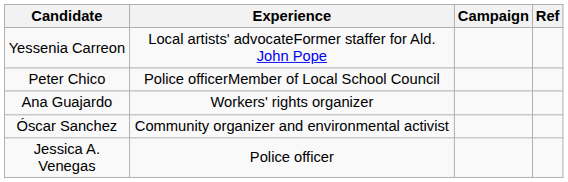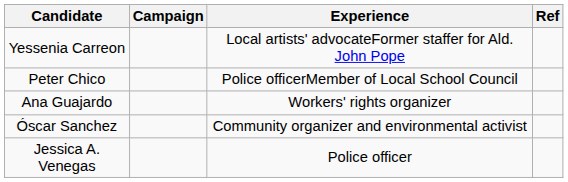columns swapped: (292, 16) <-> (493, 16)
